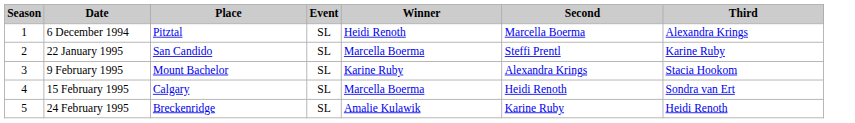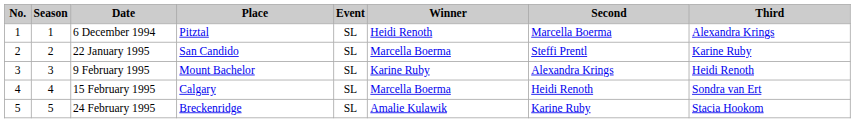+ column: (18, 13)
(701, 70) Stacia Hookom -> (723, 70) Heidi Renoth
(697, 108) Heidi Renoth -> (728, 108) Stacia Hookom
